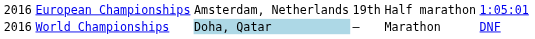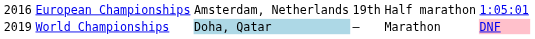(18, 27) 2016 -> (18, 27) 2019
(490, 27) no background -> (490, 27) pink background
